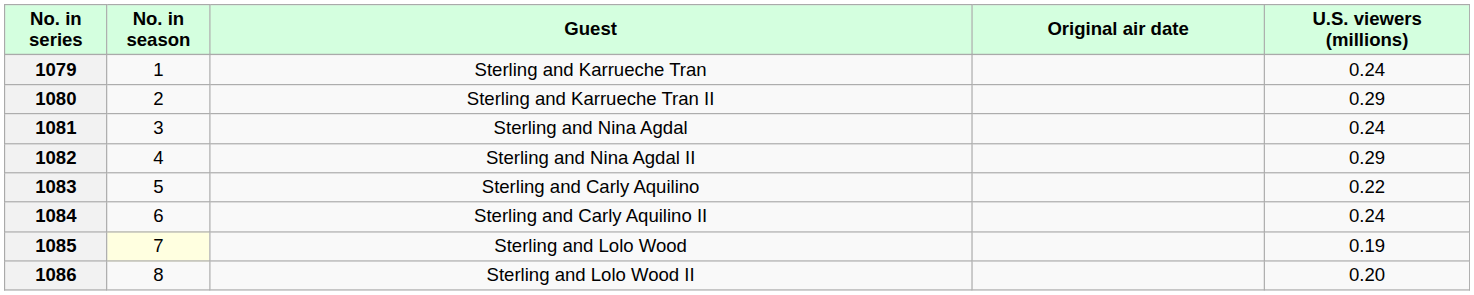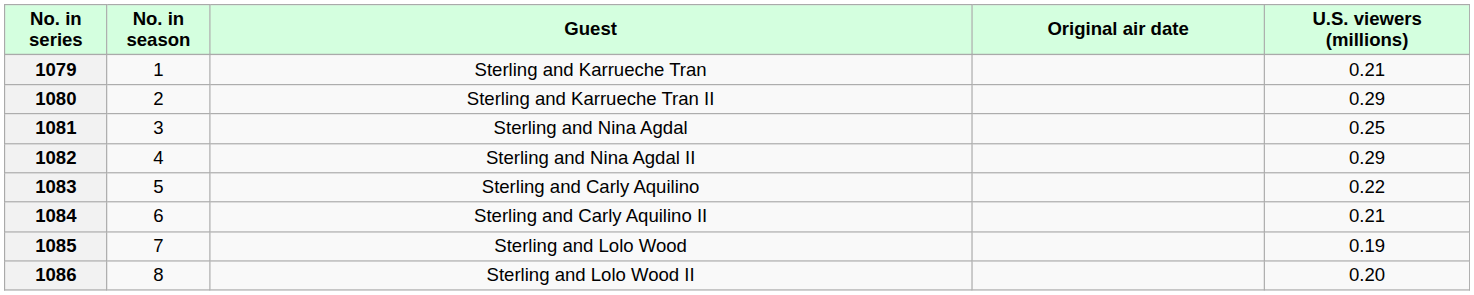(1367, 69) 0.24 -> (1367, 69) 0.21
(1367, 128) 0.24 -> (1367, 128) 0.25
(1367, 216) 0.24 -> (1367, 216) 0.21
(158, 246) lightyellow background -> (158, 246) no background
